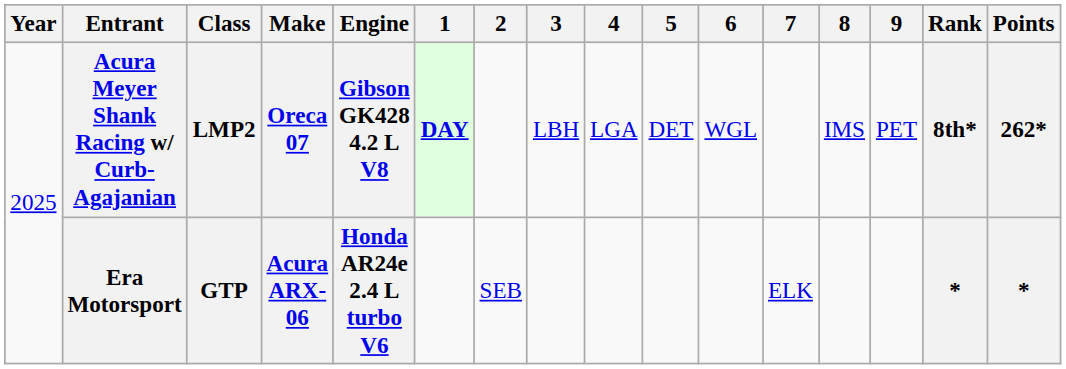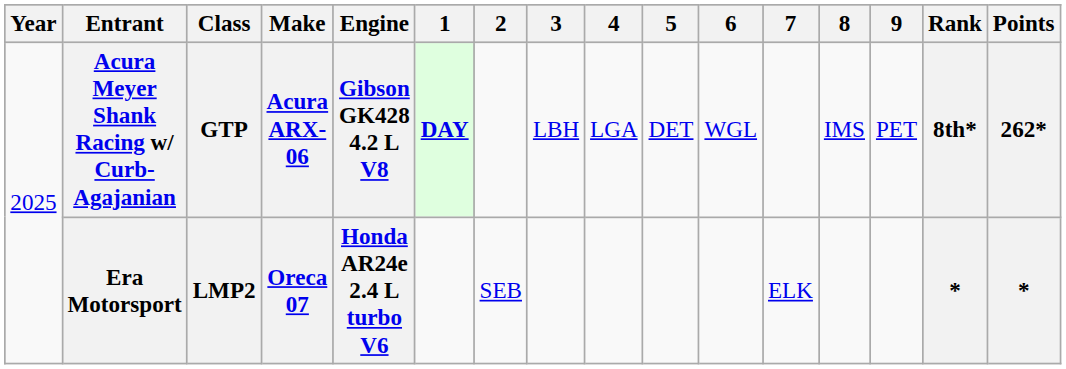(224, 129) LMP2 -> (224, 129) GTP
(297, 129) Oreca 07 -> (297, 129) Acura ARX-06
(224, 289) GTP -> (224, 289) LMP2
(297, 289) Acura ARX-06 -> (297, 289) Oreca 07
